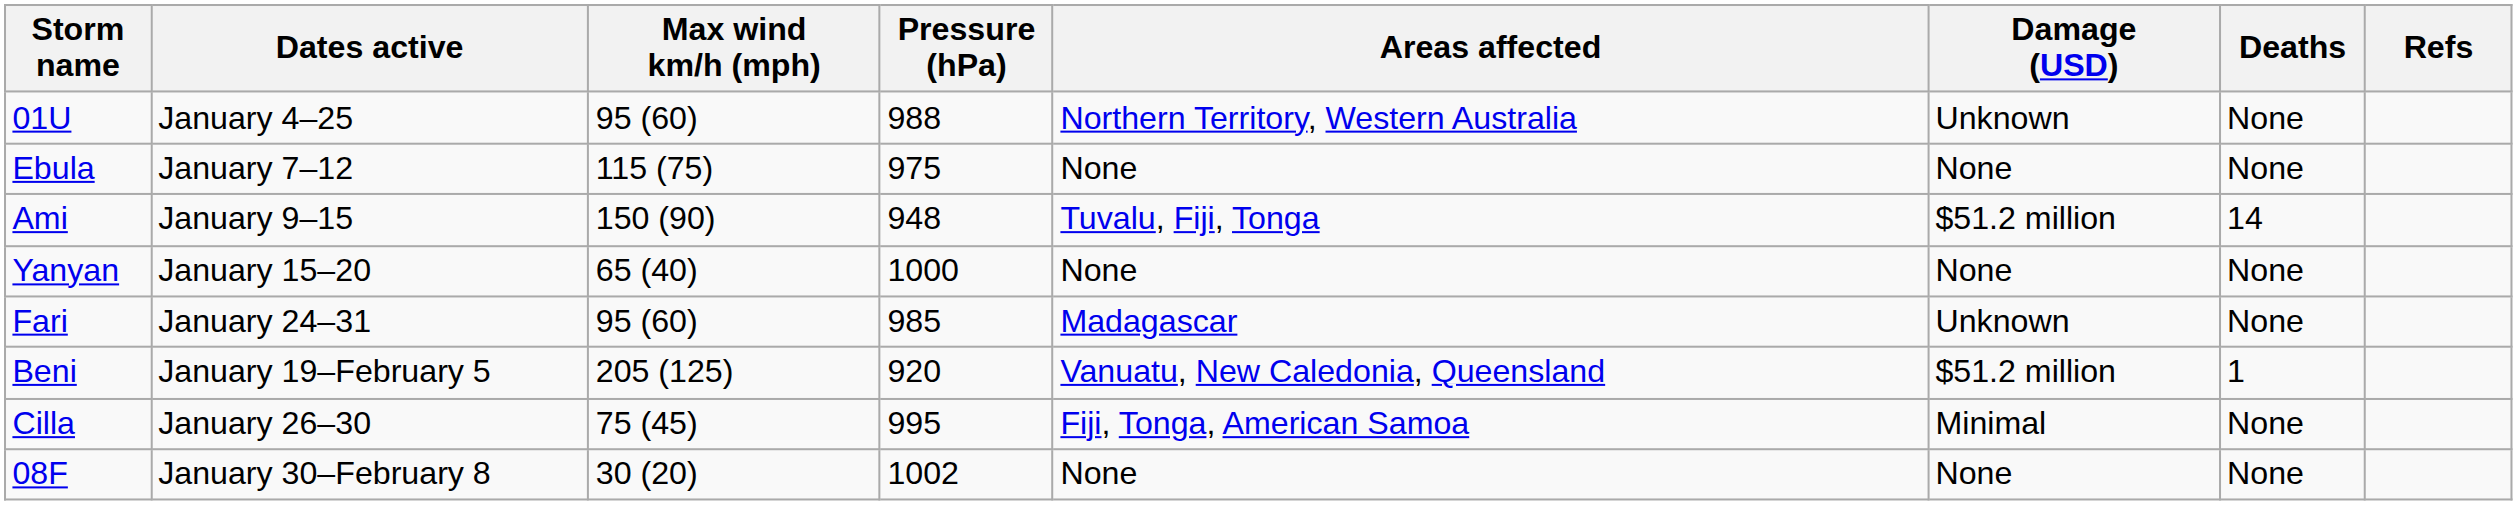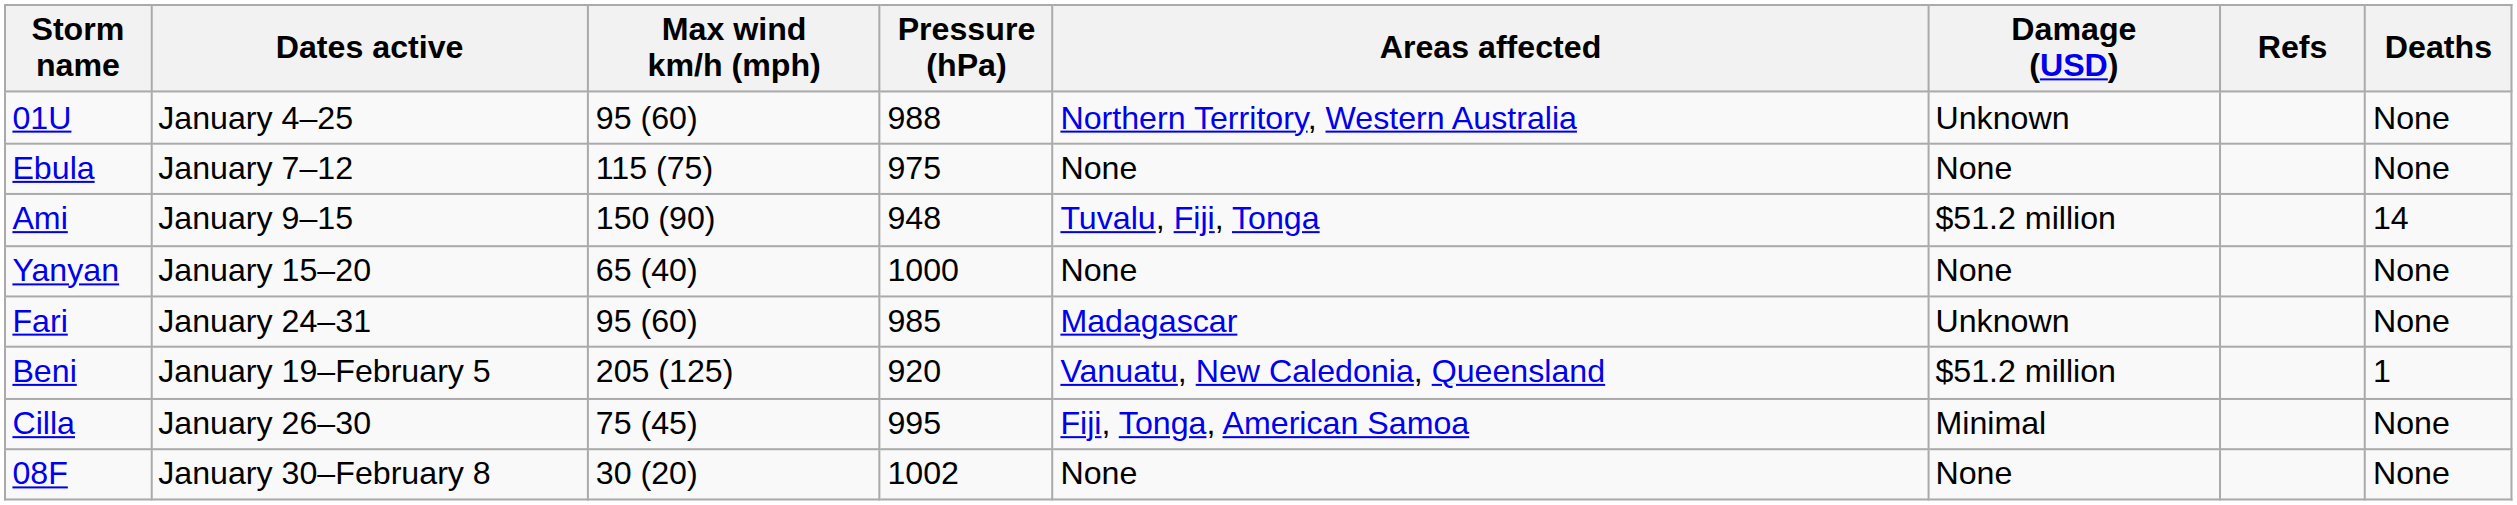columns swapped: (2293, 48) <-> (2438, 48)
